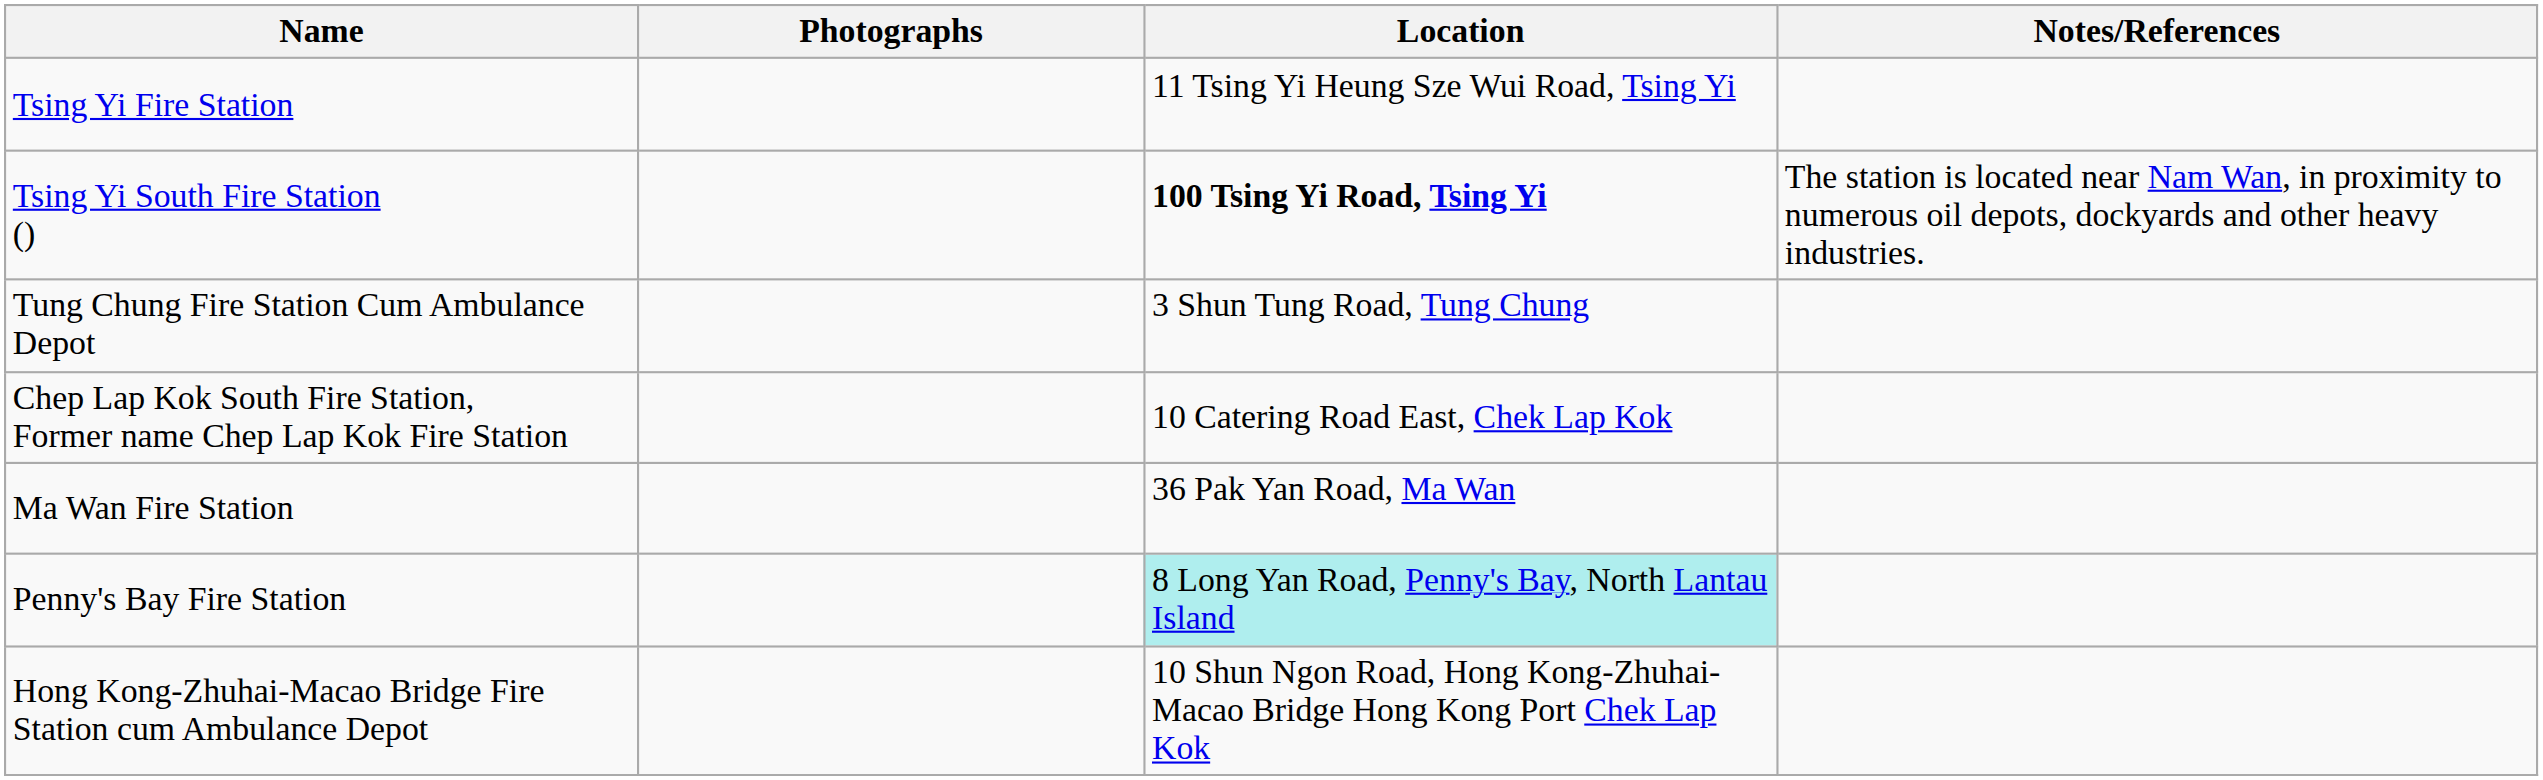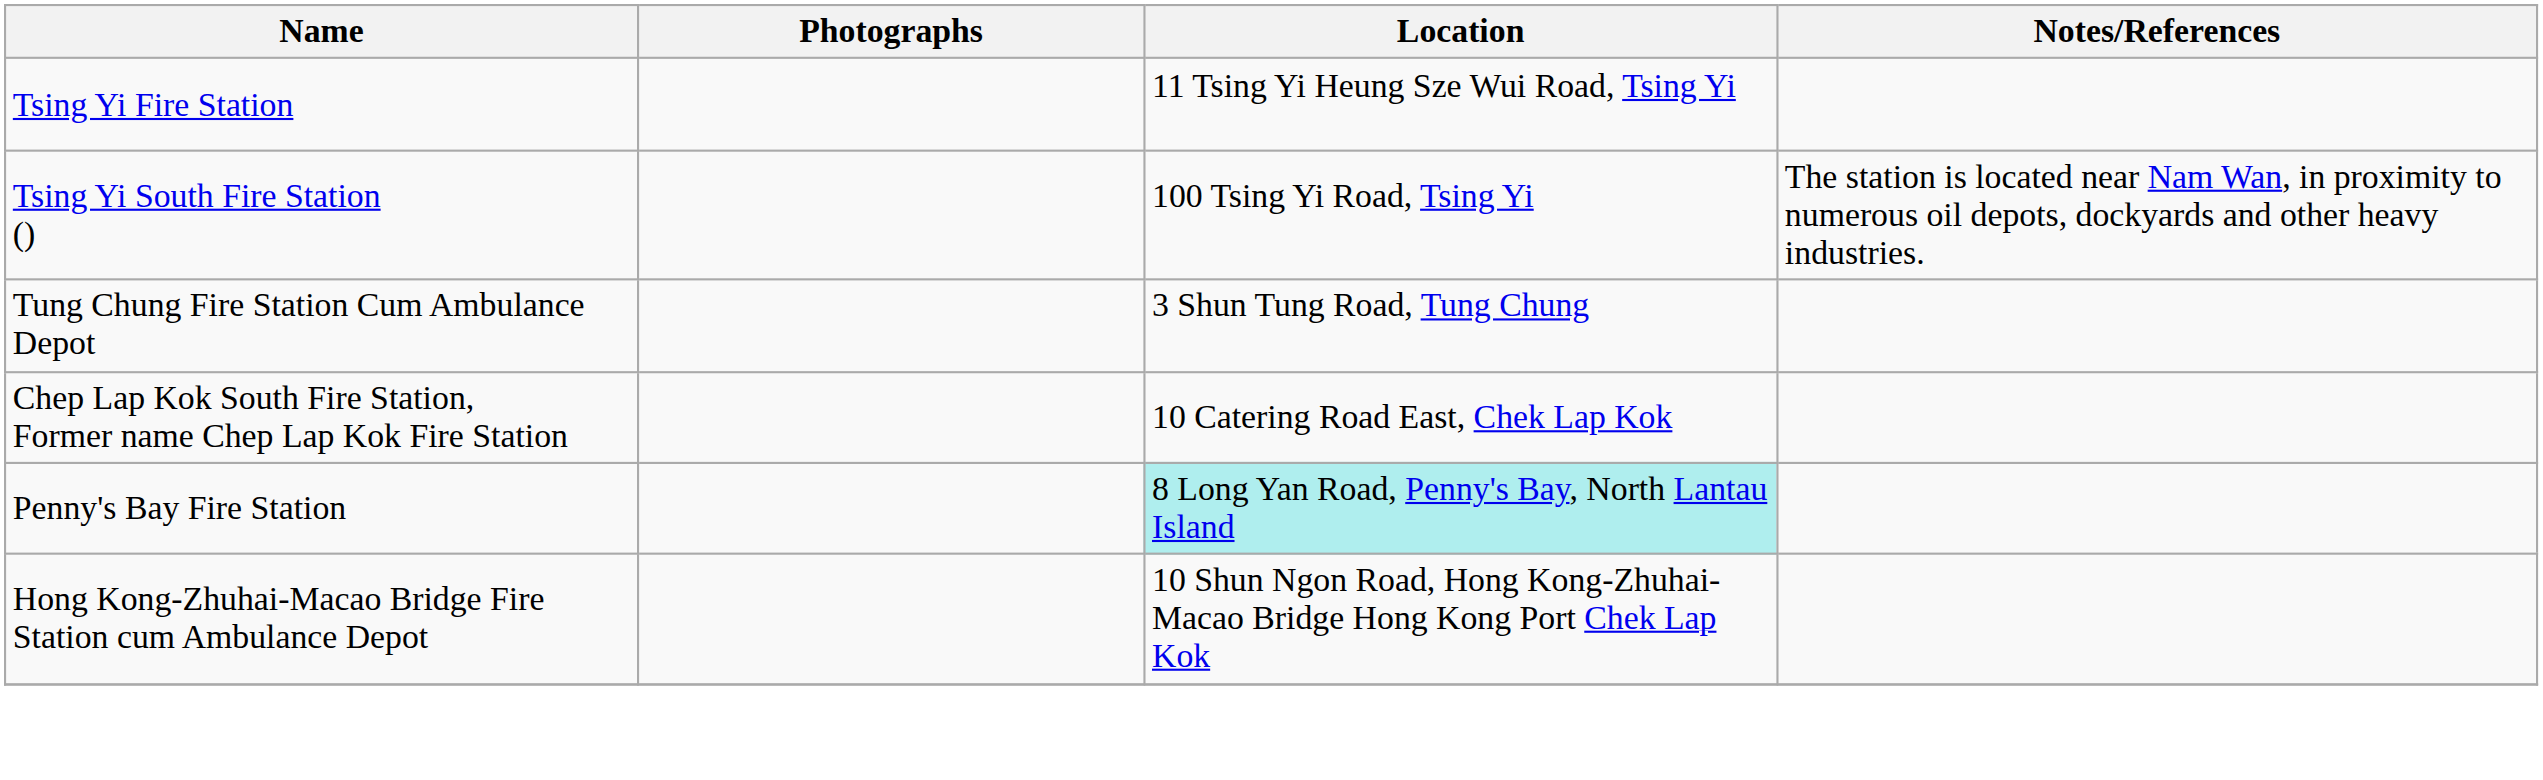(1349, 195) bold -> (1343, 195) normal
- row: (153, 507)
